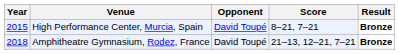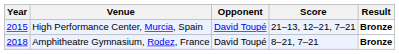(295, 27) 8–21, 7–21 -> (313, 27) 21–13, 12–21, 7–21
(313, 42) 21–13, 12–21, 7–21 -> (295, 42) 8–21, 7–21
